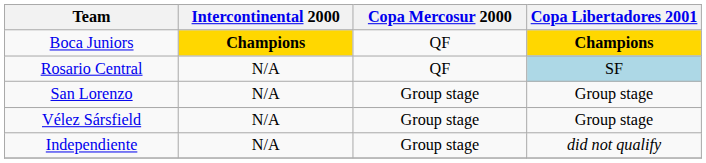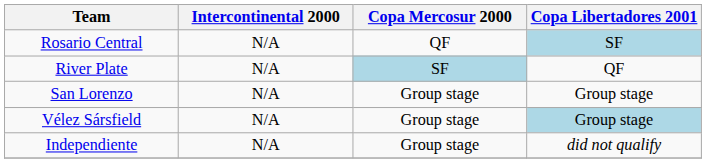- row: (92, 42)
+ row: (92, 68)
(614, 119) no background -> (614, 119) lightblue background
